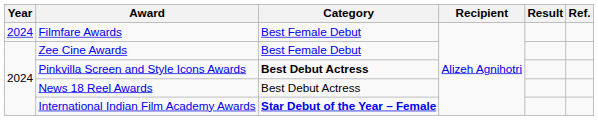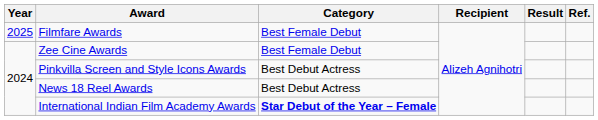(20, 32) 2024 -> (20, 32) 2025
(315, 69) bold -> (311, 69) normal
